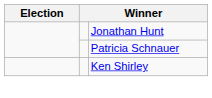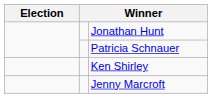+ row: (128, 84)
